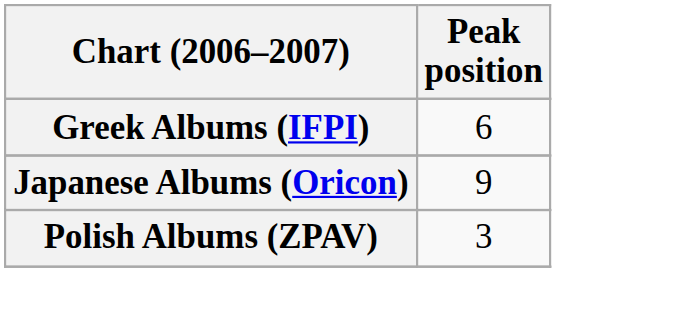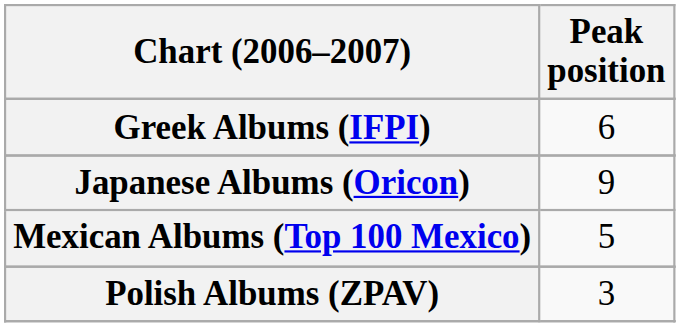+ row: (272, 237)
